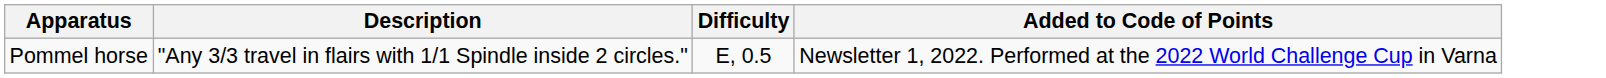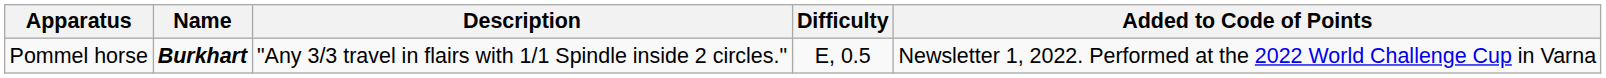+ column: (202, 21)
